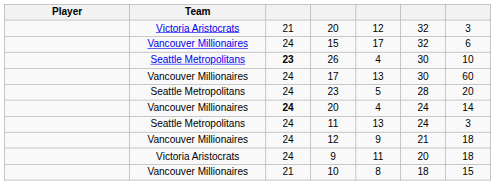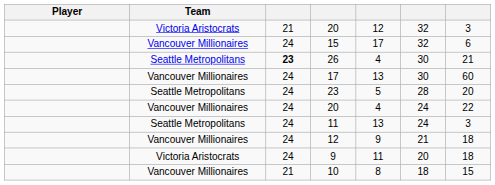(468, 60) 10 -> (468, 60) 21
(288, 108) bold -> (288, 108) normal
(468, 108) 14 -> (468, 108) 22
